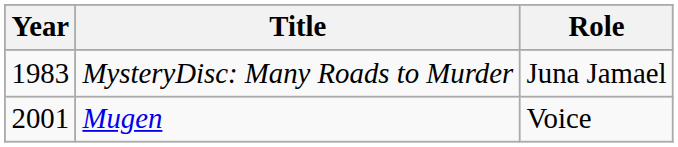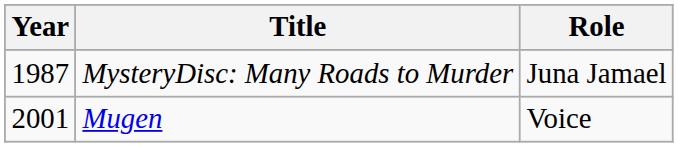(40, 73) 1983 -> (40, 73) 1987
